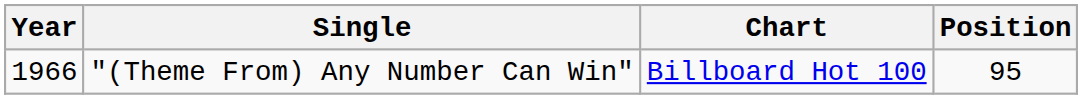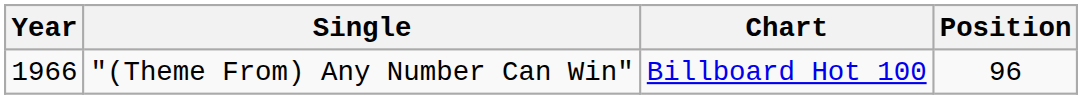(1006, 72) 95 -> (1006, 72) 96
